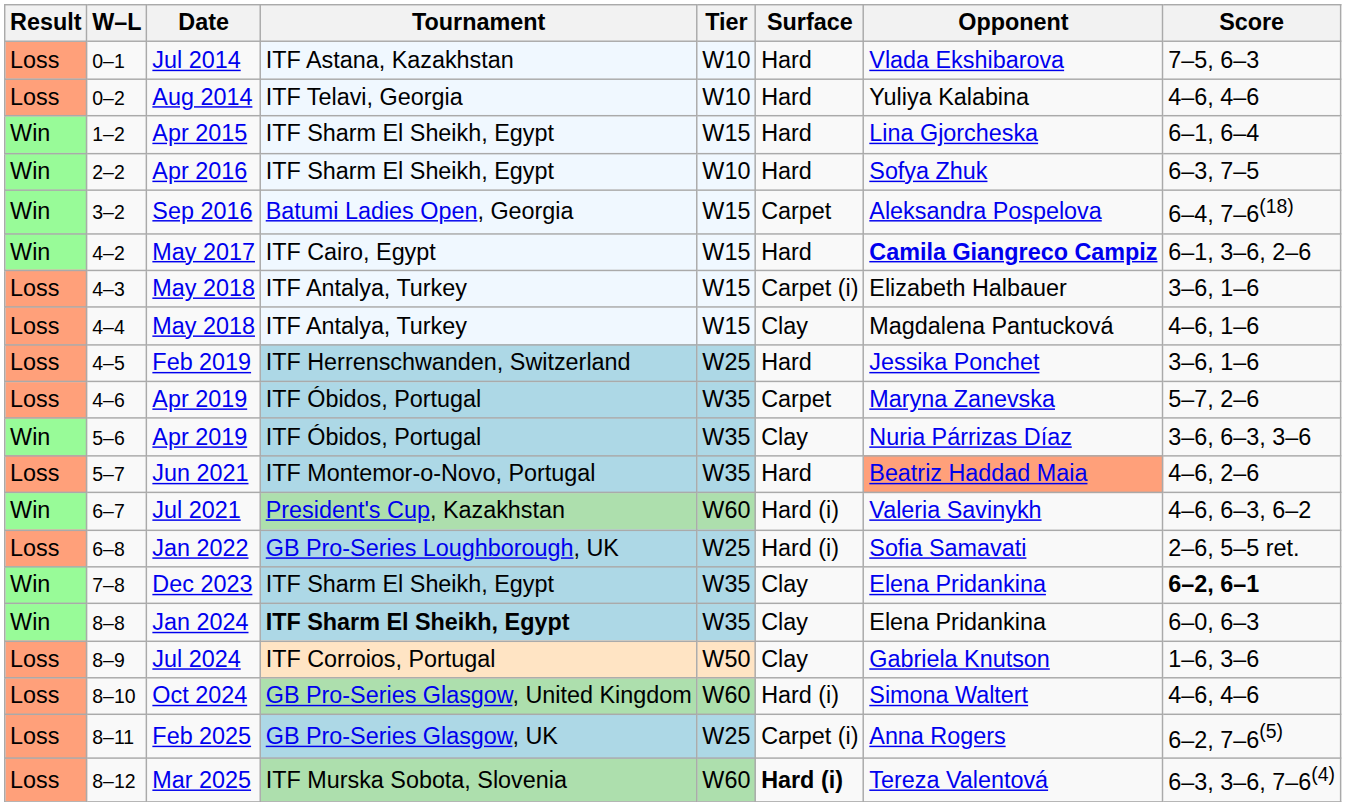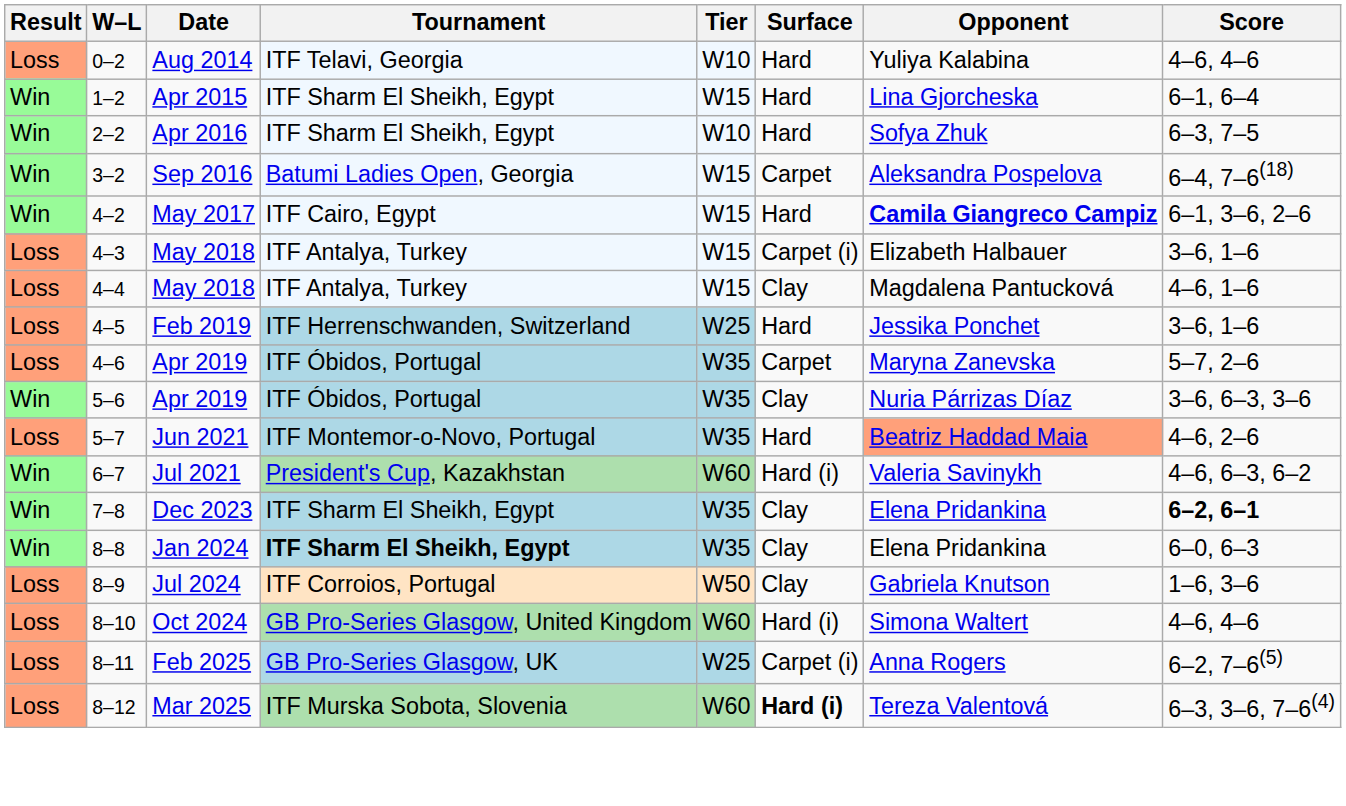- row: (109, 61)
- row: (109, 549)
